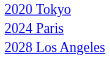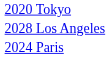rows swapped: (34, 28) <-> (55, 47)
